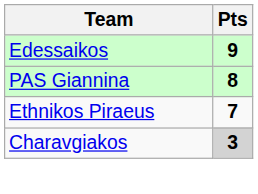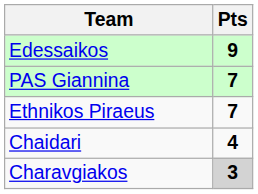(233, 81) 8 -> (233, 81) 7
+ row: (45, 142)
